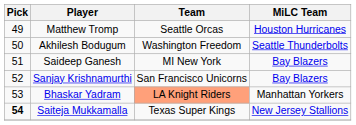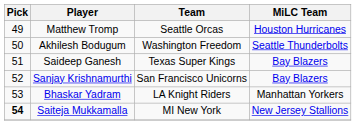(192, 62) MI New York -> (192, 62) Texas Super Kings
(192, 95) lightsalmon background -> (192, 95) no background
(192, 111) Texas Super Kings -> (192, 111) MI New York
